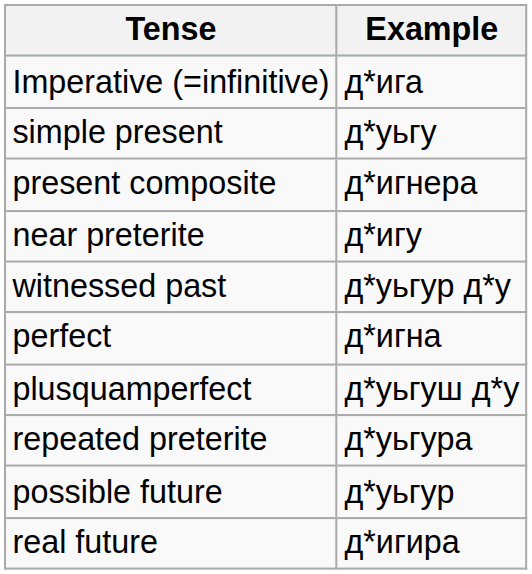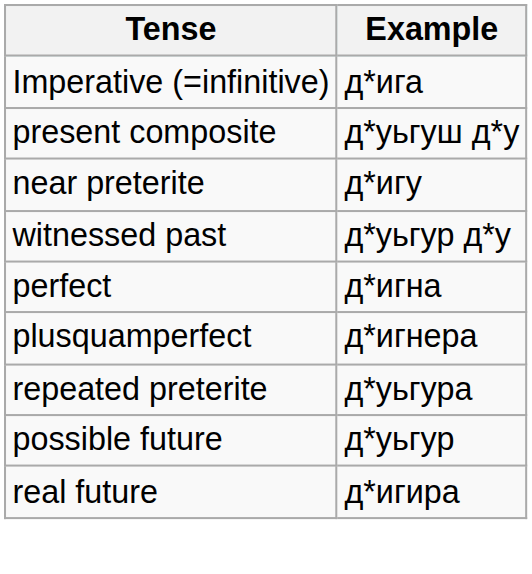- row: (118, 132)
(411, 183) д*игнера -> (432, 132) д*уьгуш д*у
(432, 388) д*уьгуш д*у -> (411, 337) д*игнера
